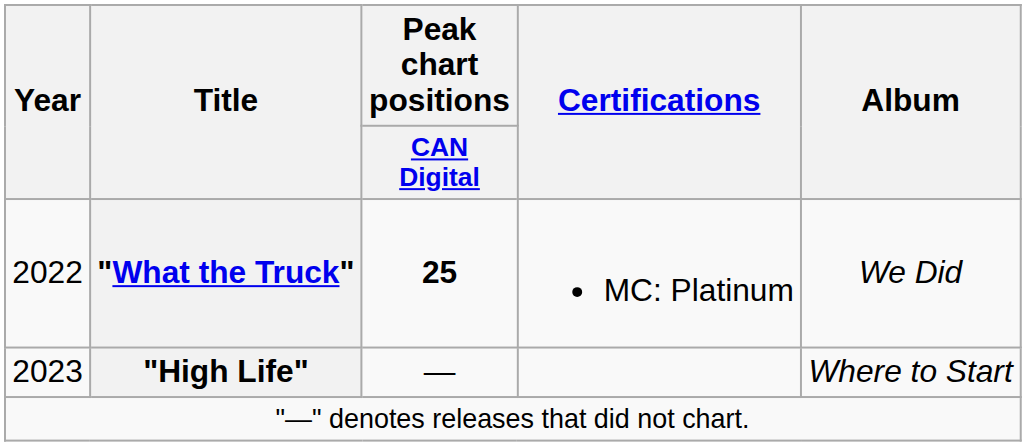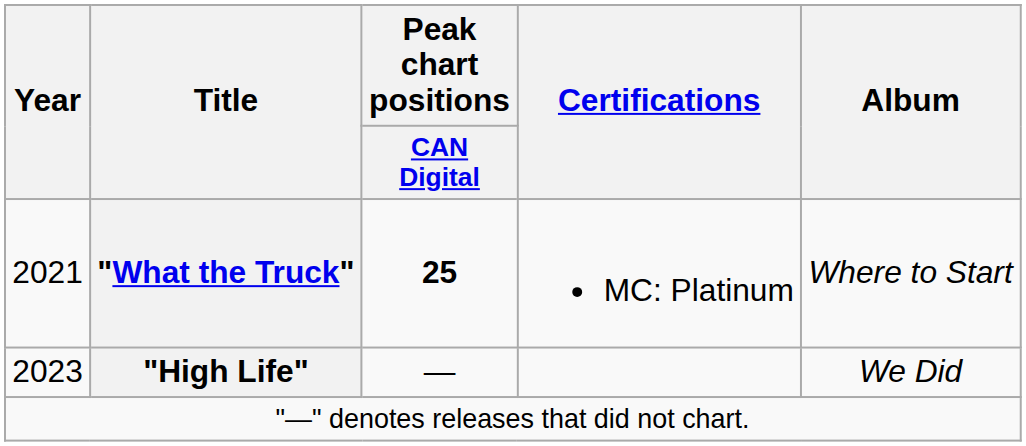(48, 272) 2022 -> (48, 272) 2021
(911, 272) We Did -> (911, 272) Where to Start
(911, 372) Where to Start -> (911, 372) We Did
